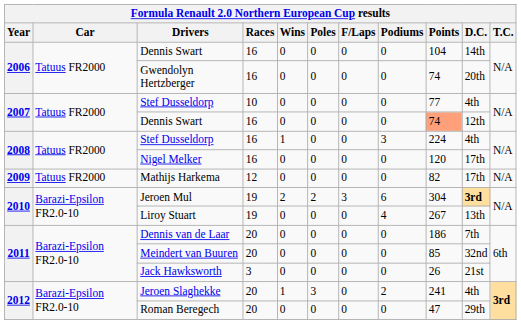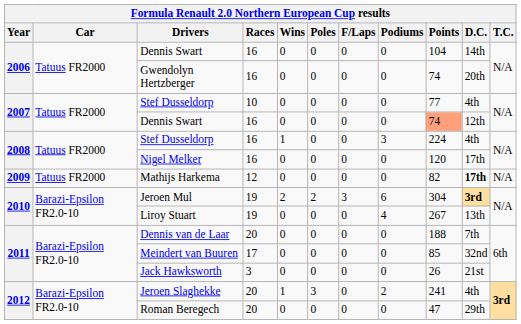(475, 177) normal -> (475, 177) bold
(437, 234) 186 -> (437, 234) 188
(252, 253) 20 -> (252, 253) 17
